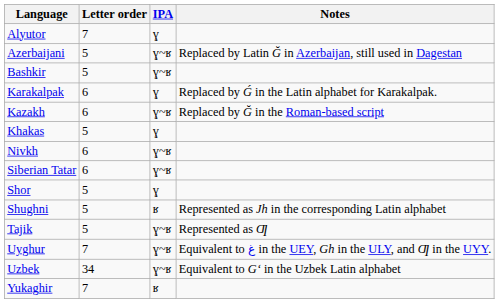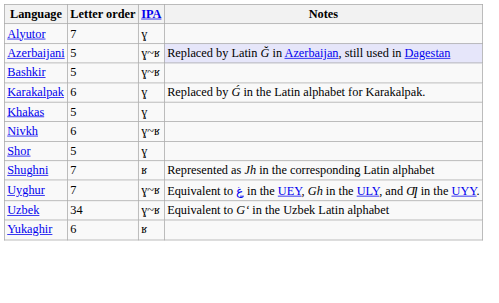(320, 53) no background -> (309, 53) lavender background
- row: (26, 111)
- row: (42, 170)
(85, 209) 5 -> (73, 170) 7
- row: (20, 229)
(85, 288) 7 -> (73, 229) 6
